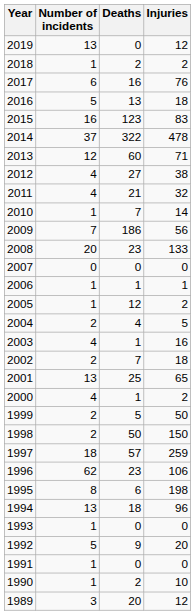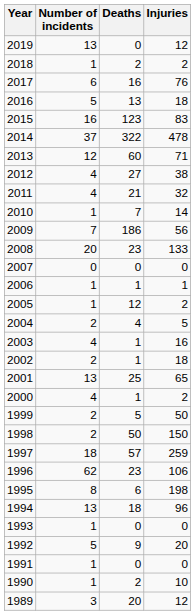(138, 360) 7 -> (138, 360) 1
